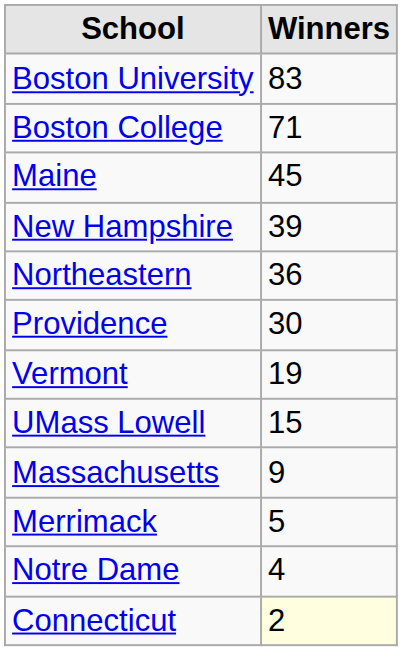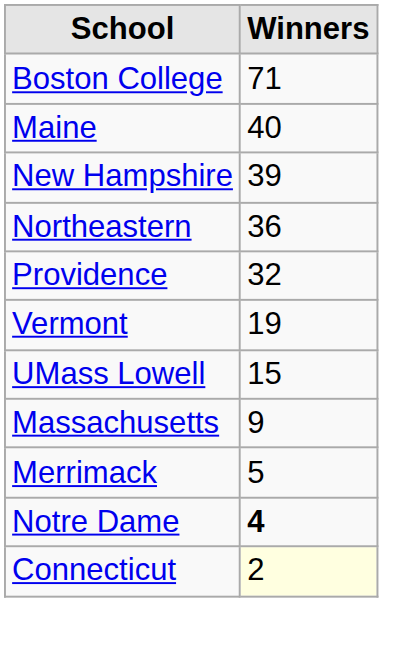- row: (133, 78)
(285, 176) 45 -> (264, 127) 40
(285, 324) 30 -> (264, 275) 32
(277, 570) normal -> (256, 521) bold
